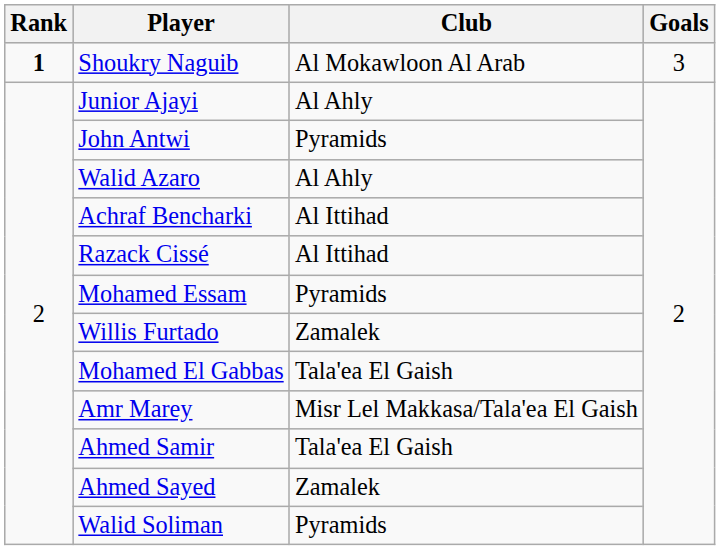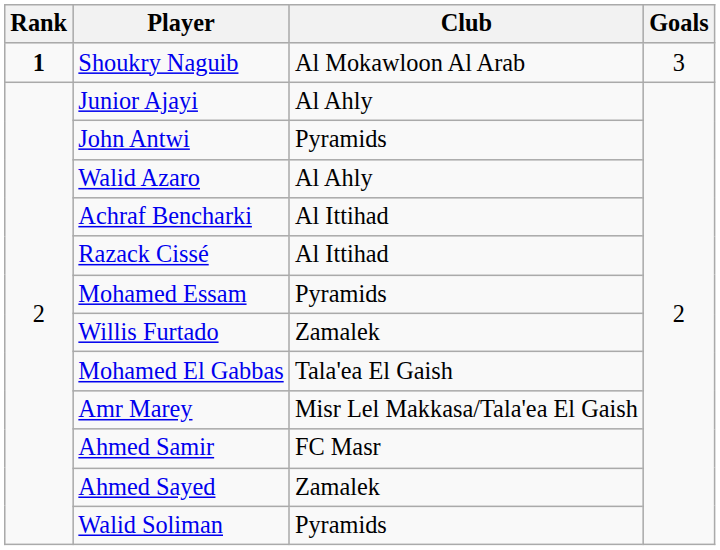(374, 448) Tala'ea El Gaish -> (338, 448) FC Masr
